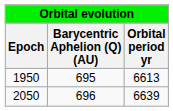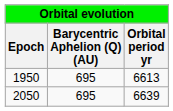(86, 96) 696 -> (86, 96) 695
